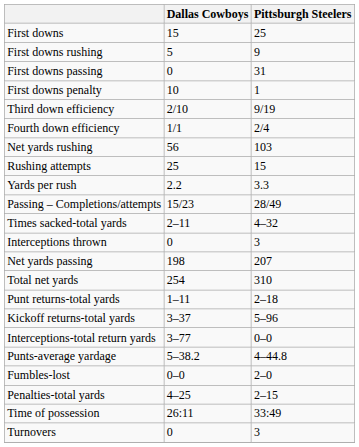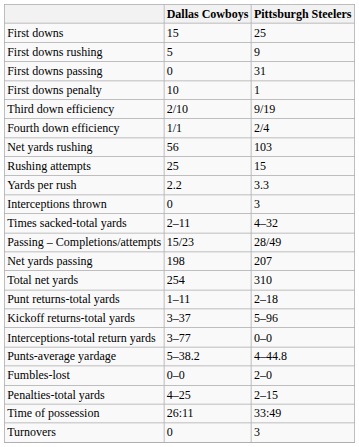rows swapped: (84, 204) <-> (57, 242)
